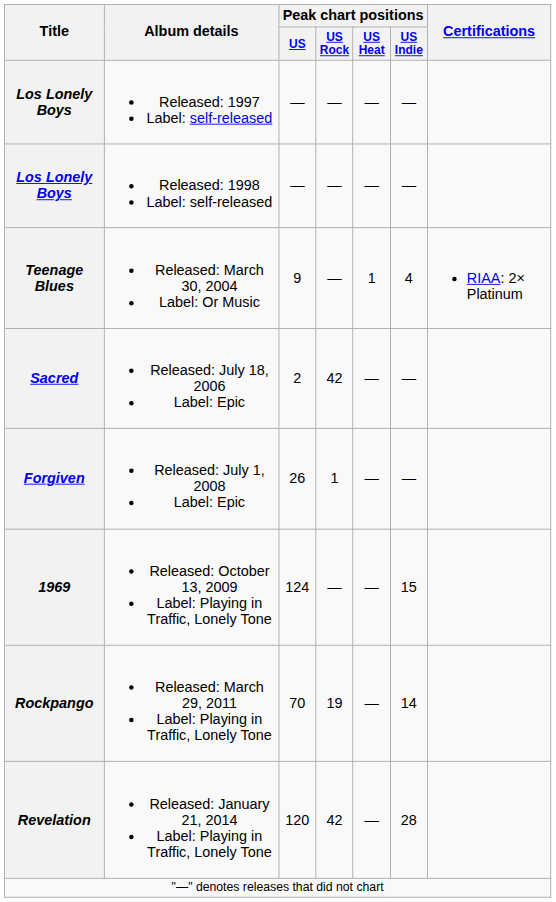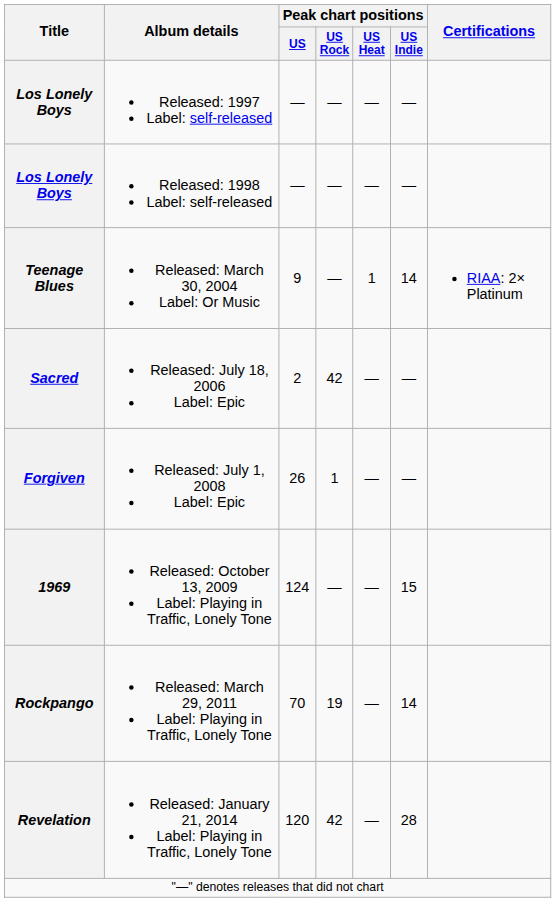(409, 278) 4 -> (409, 278) 14
